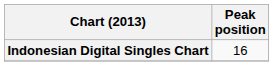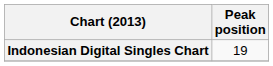(240, 50) 16 -> (240, 50) 19
